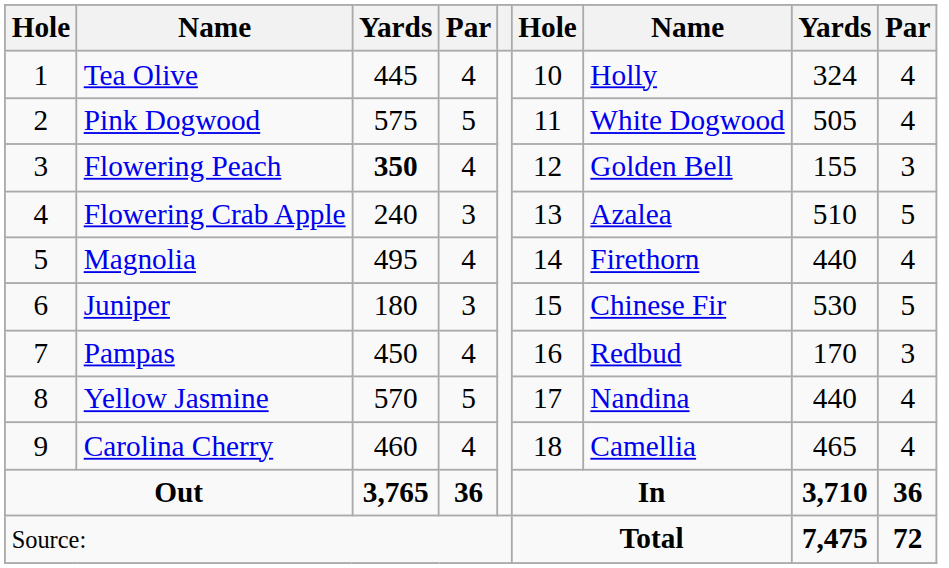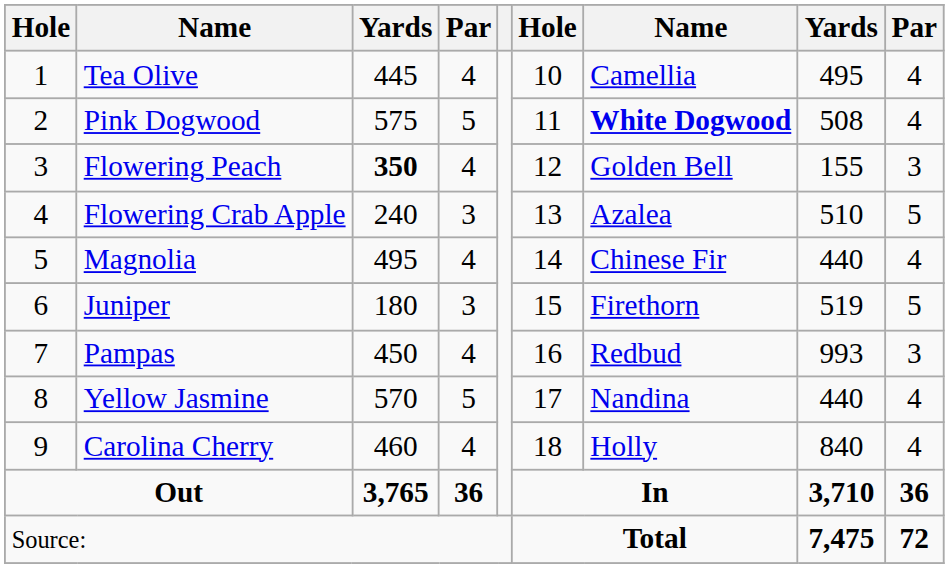(624, 74) Holly -> (643, 74) Camellia
(835, 74) 324 -> (841, 74) 495
(688, 120) normal -> (691, 120) bold
(835, 120) 505 -> (841, 120) 508
(645, 259) Firethorn -> (658, 259) Chinese Fir
(658, 306) Chinese Fir -> (645, 306) Firethorn
(835, 306) 530 -> (841, 306) 519
(835, 352) 170 -> (841, 352) 993
(643, 445) Camellia -> (624, 445) Holly
(835, 445) 465 -> (841, 445) 840
